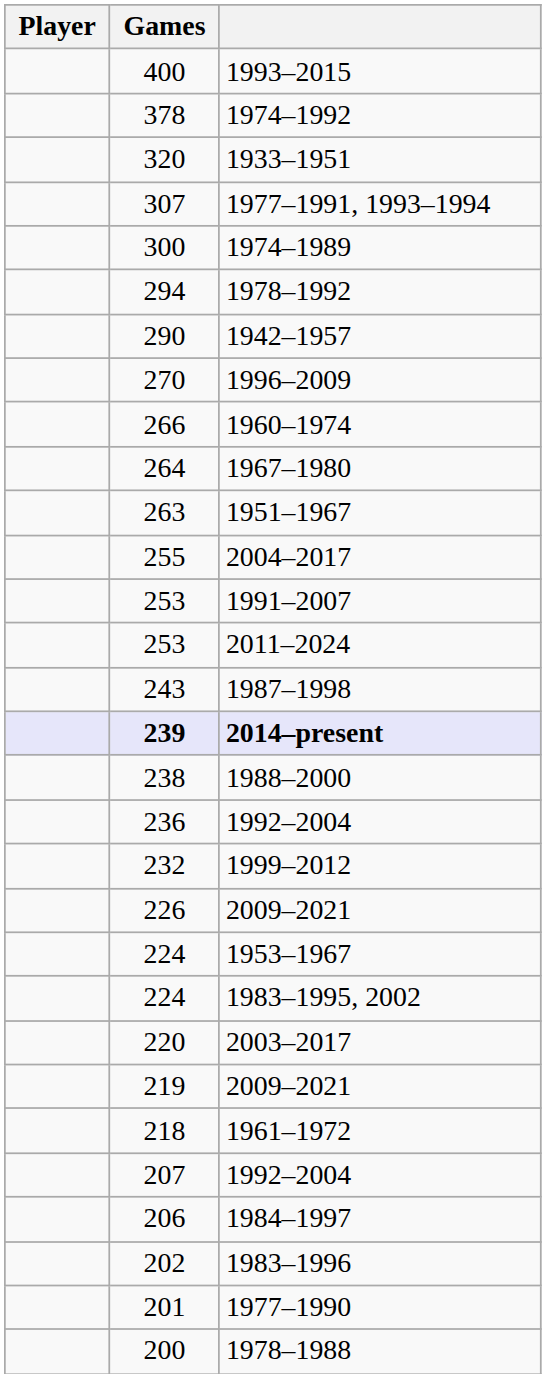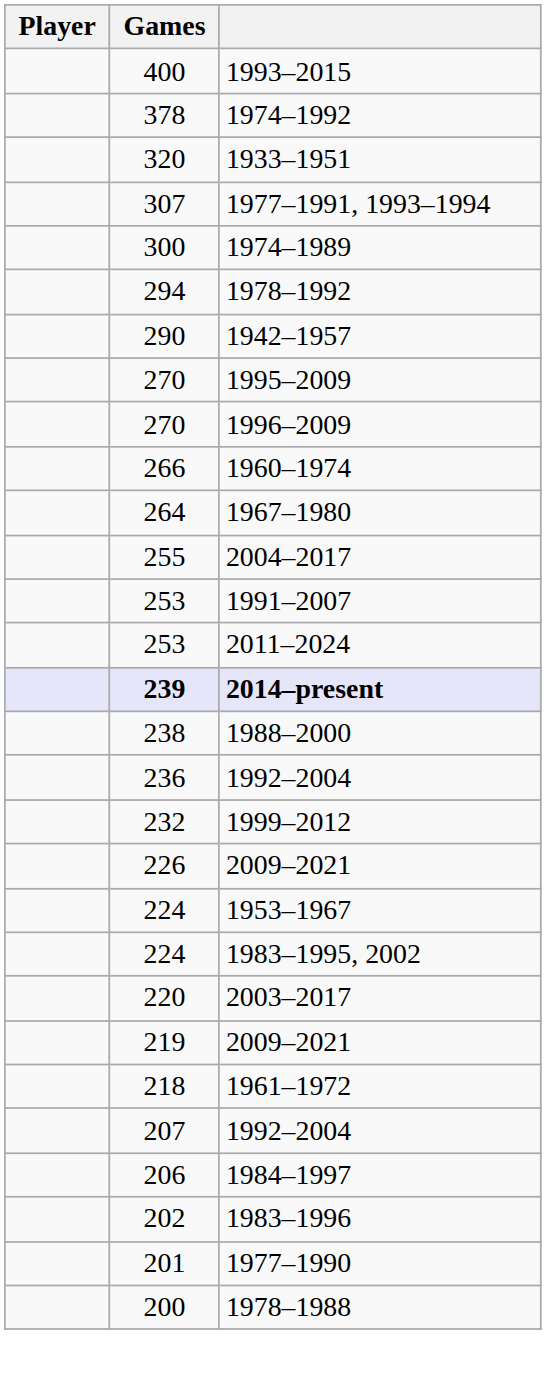+ row: (164, 379)
- row: (164, 512)
- row: (164, 688)
